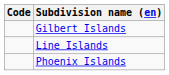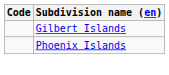- row: (72, 45)
